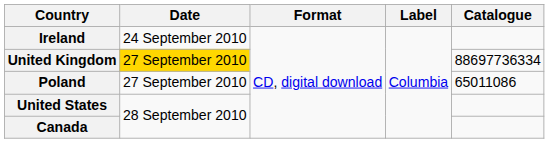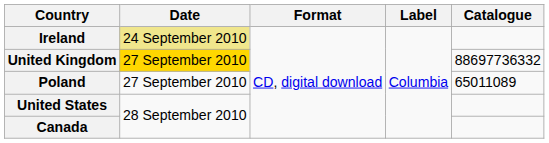(185, 37) no background -> (185, 37) khaki background
(498, 60) 88697736334 -> (498, 60) 88697736332
(485, 82) 65011086 -> (485, 82) 65011089
